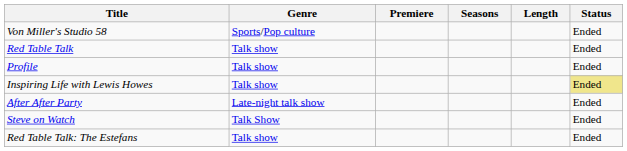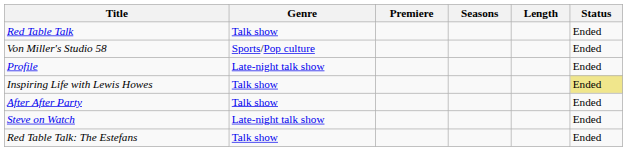rows swapped: (57, 31) <-> (40, 48)
(255, 66) Talk show -> (278, 66) Late-night talk show
(278, 102) Late-night talk show -> (255, 102) Talk show
(256, 119) Talk Show -> (278, 119) Late-night talk show
